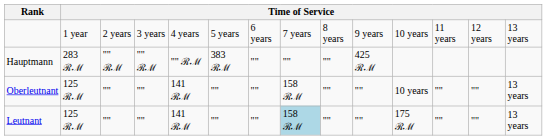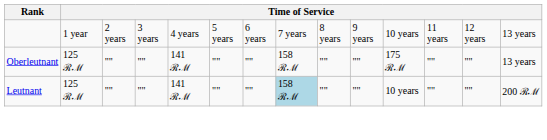- row: (30, 61)
(411, 91) 10 years -> (395, 61) 175 ℛℳ
(405, 120) 175 ℛℳ -> (402, 91) 10 years
(518, 120) 13 years -> (521, 91) 200 ℛℳ
